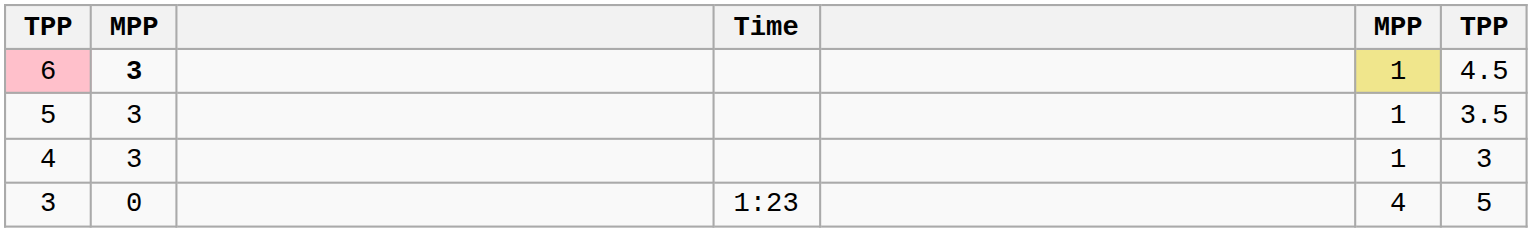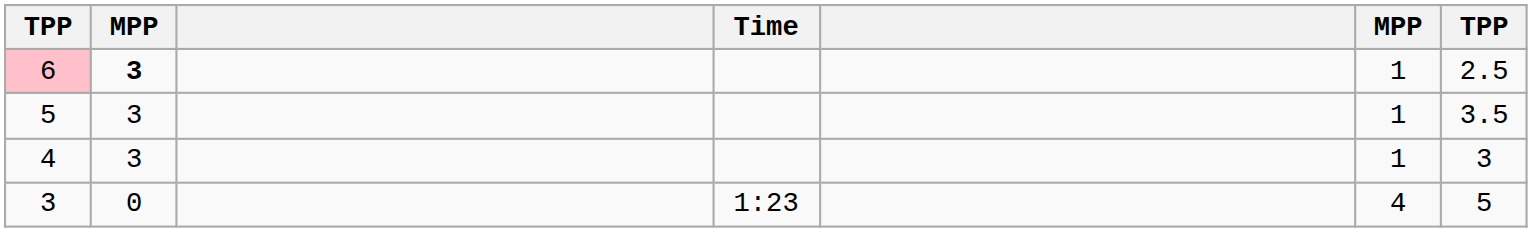(1398, 71) khaki background -> (1398, 71) no background
(1484, 71) 4.5 -> (1484, 71) 2.5
